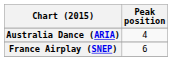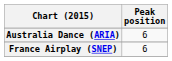(145, 35) 4 -> (145, 35) 6
